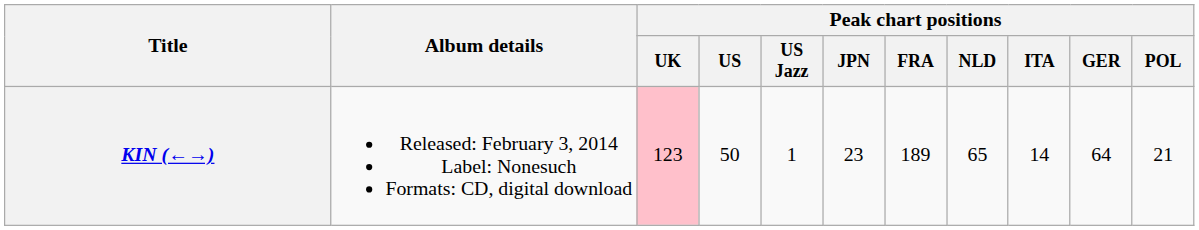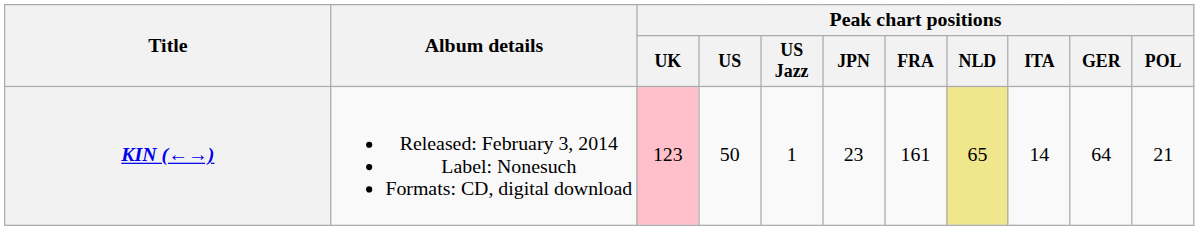(915, 155) 189 -> (915, 155) 161
(977, 155) no background -> (977, 155) khaki background
